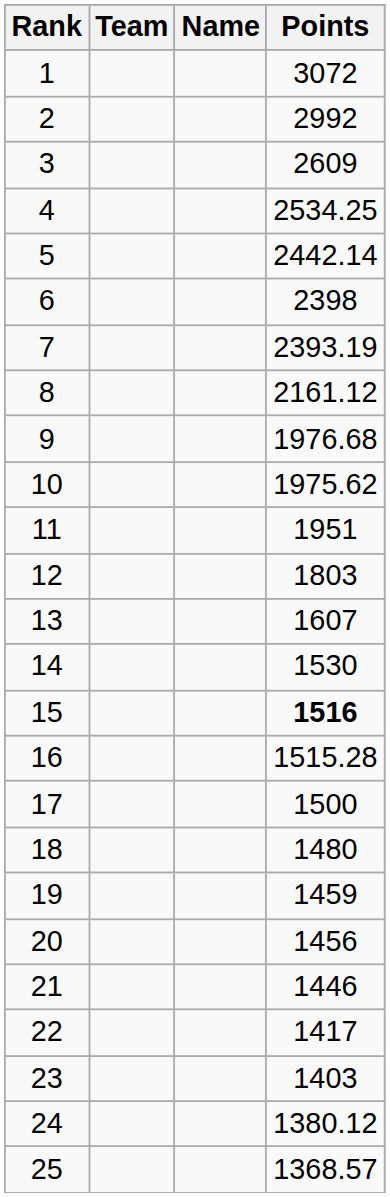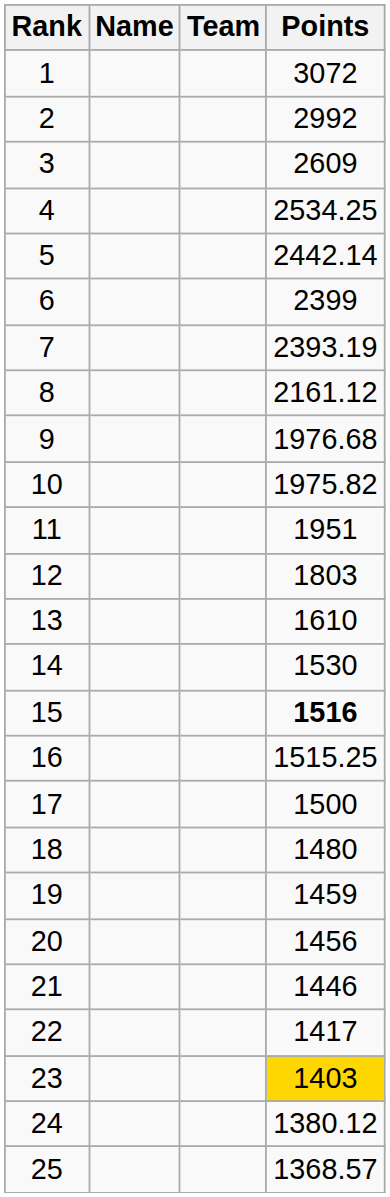columns swapped: (221, 27) <-> (132, 27)
(325, 301) 2398 -> (325, 301) 2399
(325, 484) 1975.62 -> (325, 484) 1975.82
(325, 621) 1607 -> (325, 621) 1610
(325, 758) 1515.28 -> (325, 758) 1515.25
(325, 1077) no background -> (325, 1077) gold background
